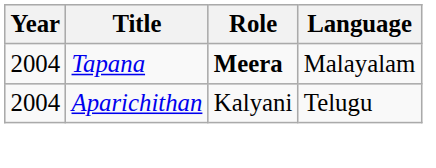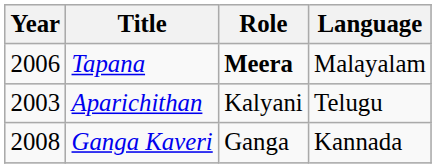(35, 63) 2004 -> (35, 63) 2006
(35, 102) 2004 -> (35, 102) 2003
+ row: (142, 142)
